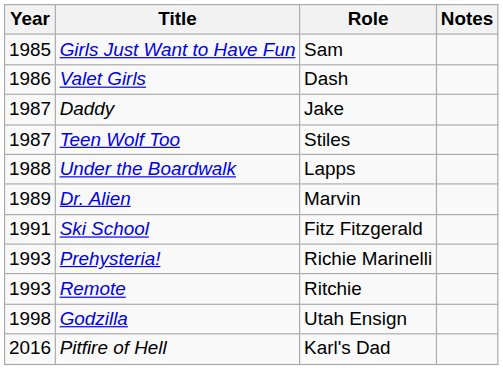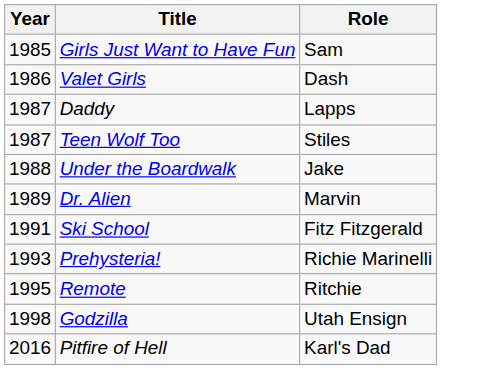- column: (467, 19)
(324, 109) Jake -> (330, 109) Lapps
(330, 169) Lapps -> (324, 169) Jake
(30, 288) 1993 -> (30, 288) 1995
